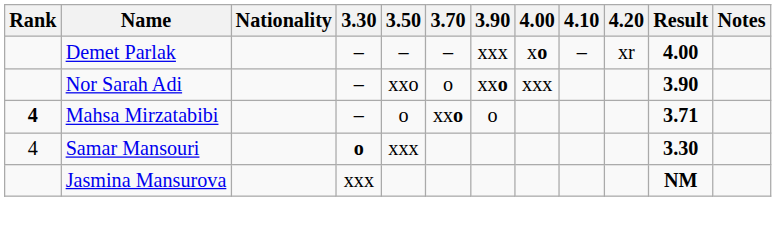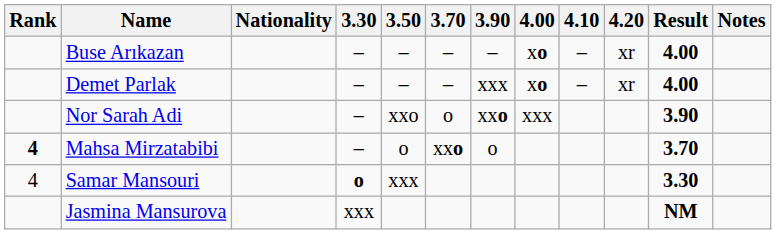+ row: (125, 52)
(681, 116) 3.71 -> (681, 148) 3.70
